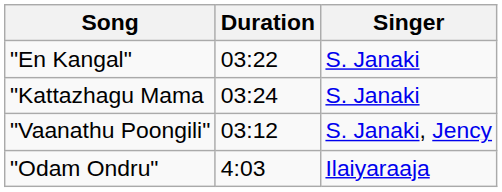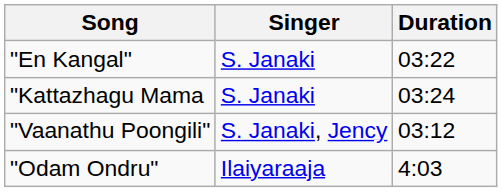columns swapped: (409, 22) <-> (268, 22)
